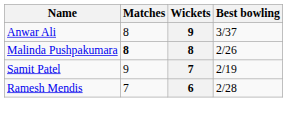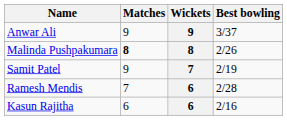(126, 32) 8 -> (126, 32) 9
+ row: (40, 106)
